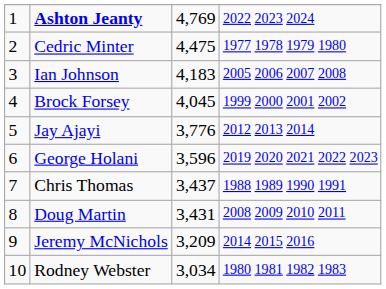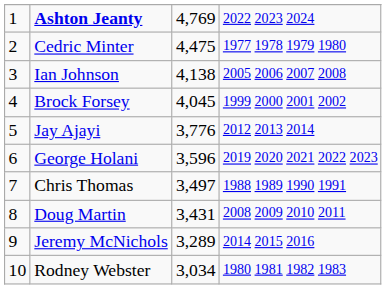(196, 74) 4,183 -> (196, 74) 4,138
(196, 185) 3,437 -> (196, 185) 3,497
(196, 241) 3,209 -> (196, 241) 3,289
